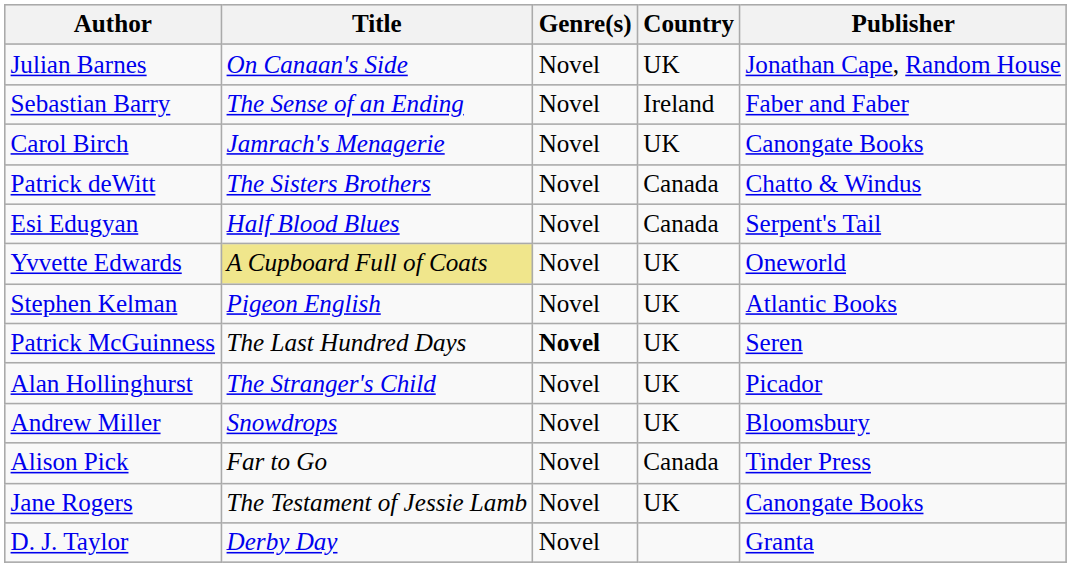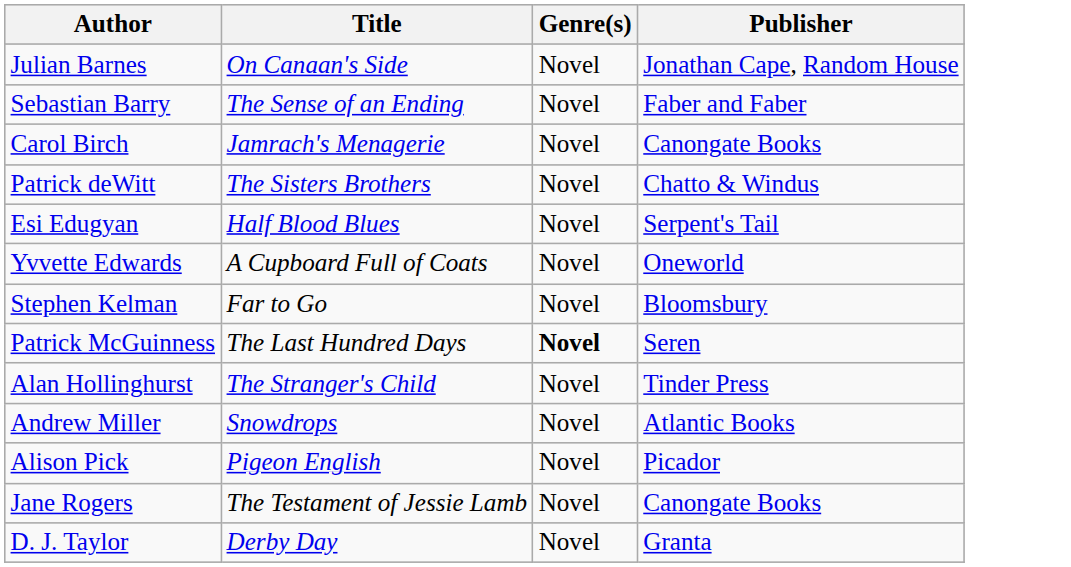- column: (689, 24)
(357, 263) khaki background -> (357, 263) no background
(304, 303) Pigeon English -> (277, 303) Far to Go
(821, 303) Atlantic Books -> (705, 303) Bloomsbury
(784, 382) Picador -> (706, 382) Tinder Press
(808, 422) Bloomsbury -> (719, 422) Atlantic Books
(277, 462) Far to Go -> (304, 462) Pigeon English
(808, 462) Tinder Press -> (682, 462) Picador
